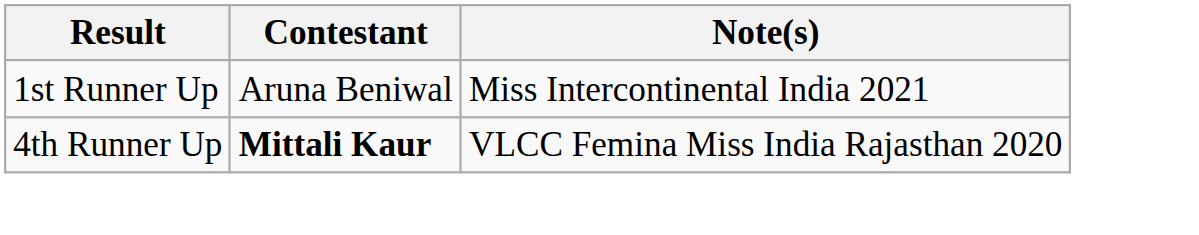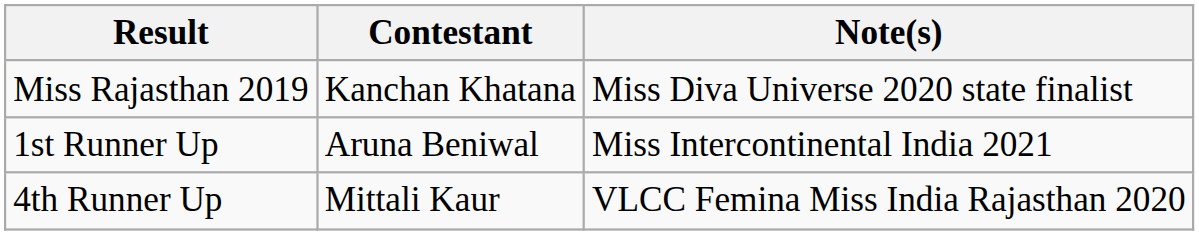+ row: (161, 88)
(335, 144) bold -> (412, 199) normal
